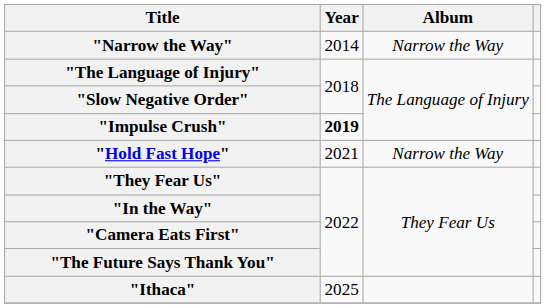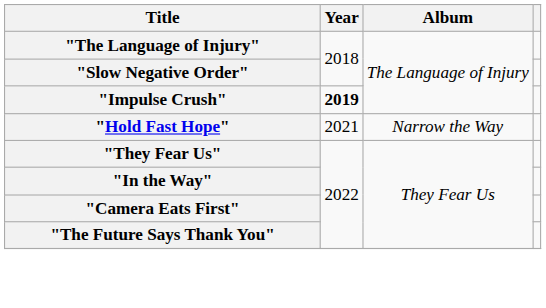- row: (163, 45)
- row: (163, 289)
